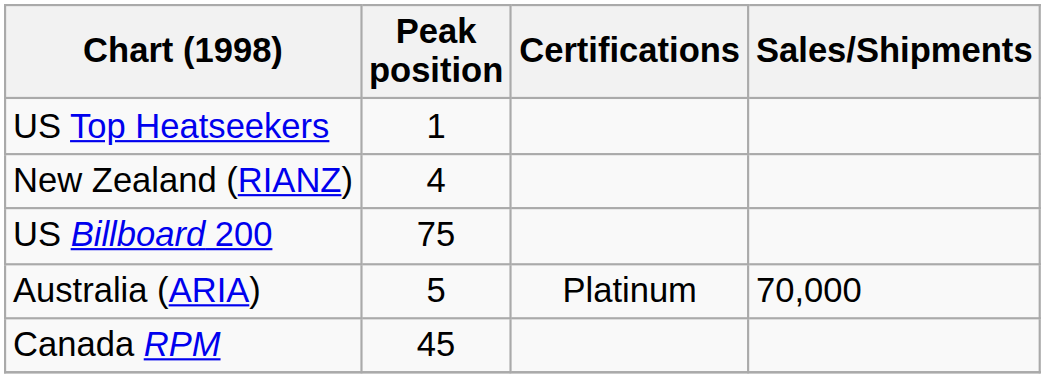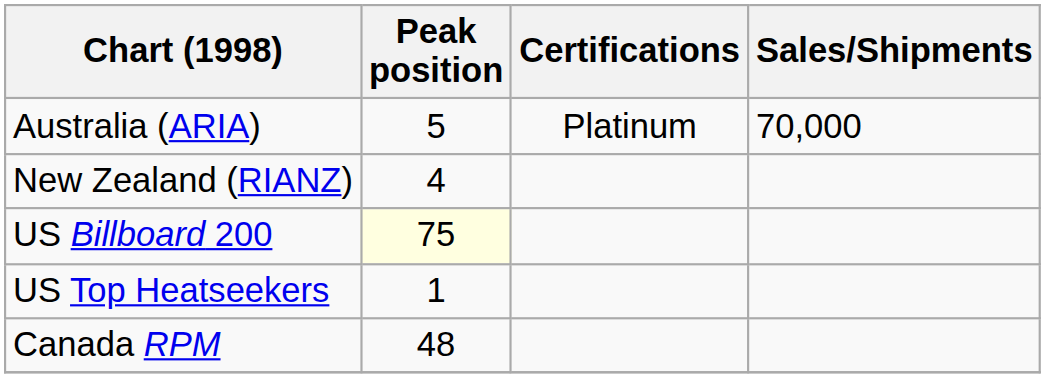rows swapped: (137, 290) <-> (171, 125)
(436, 235) no background -> (436, 235) lightyellow background
(436, 344) 45 -> (436, 344) 48
